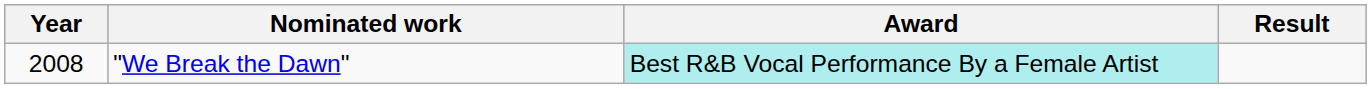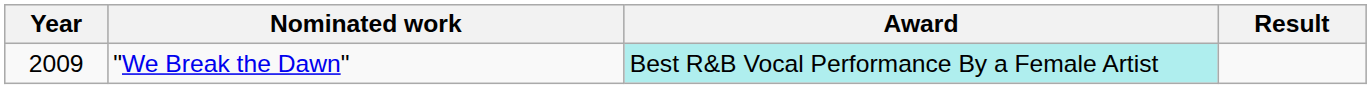(56, 63) 2008 -> (56, 63) 2009
